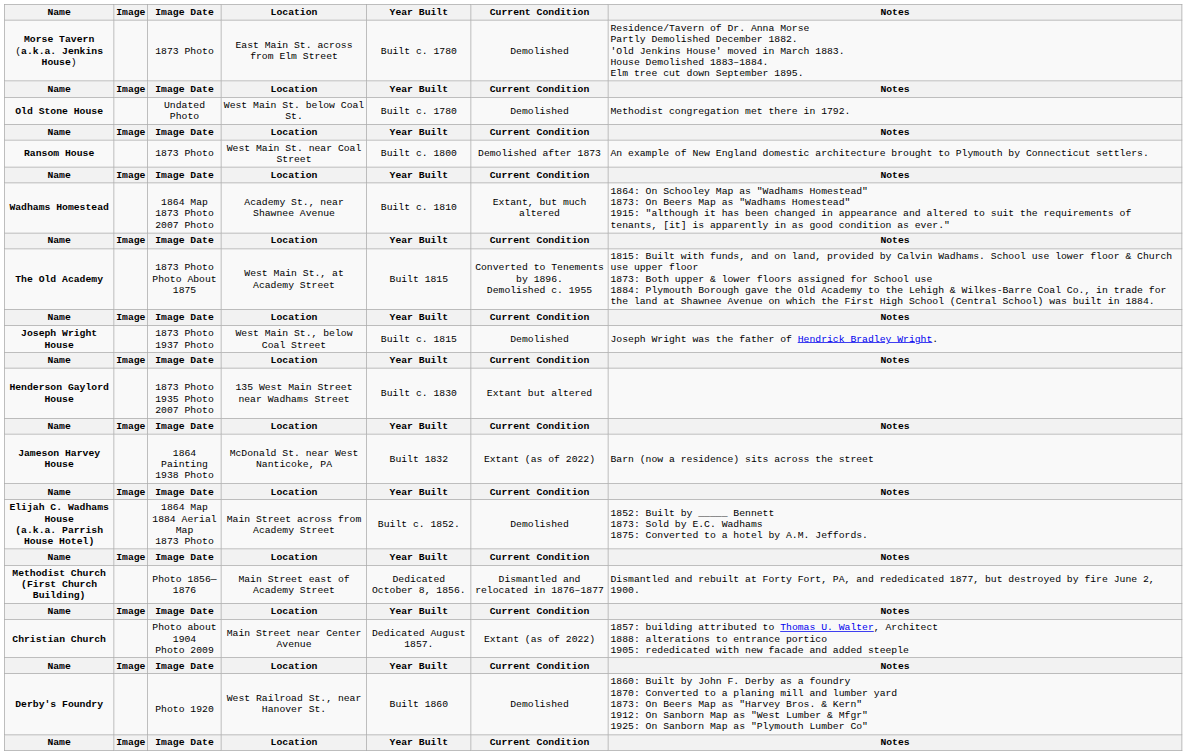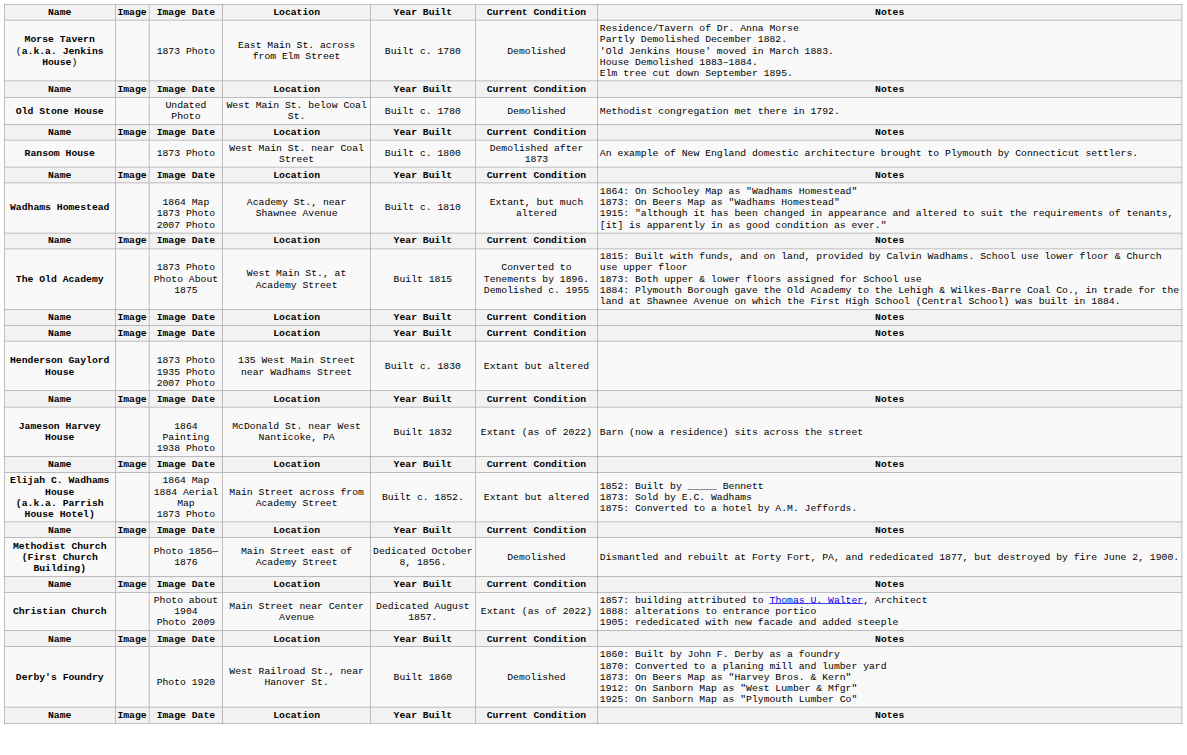- row: (59, 339)
(539, 524) Demolished -> (536, 497) Extant but altered
(539, 584) Dismantled and relocated in 1876–1877 -> (536, 557) Demolished
